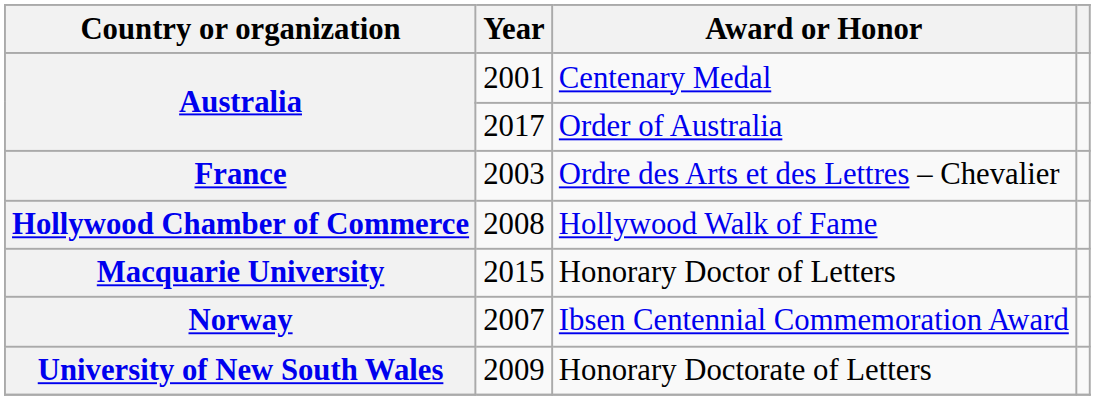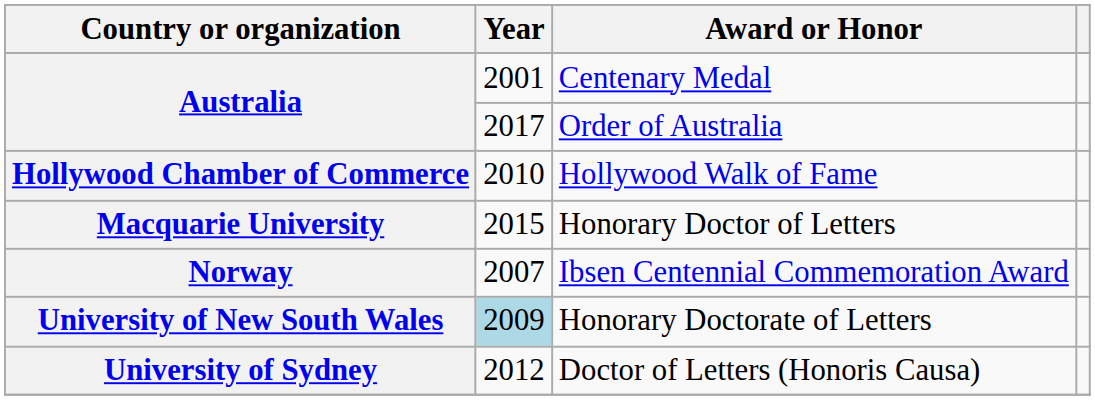- row: (809, 175)
(514, 223) 2008 -> (514, 175) 2010
(514, 369) no background -> (514, 321) lightblue background
+ row: (770, 369)
